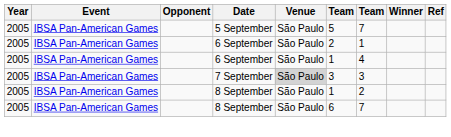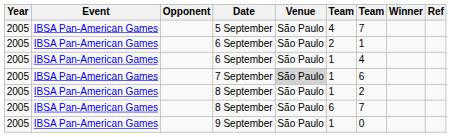(331, 28) 5 -> (331, 28) 4
(331, 76) 3 -> (331, 76) 1
(362, 76) 3 -> (362, 76) 6
+ row: (18, 124)
